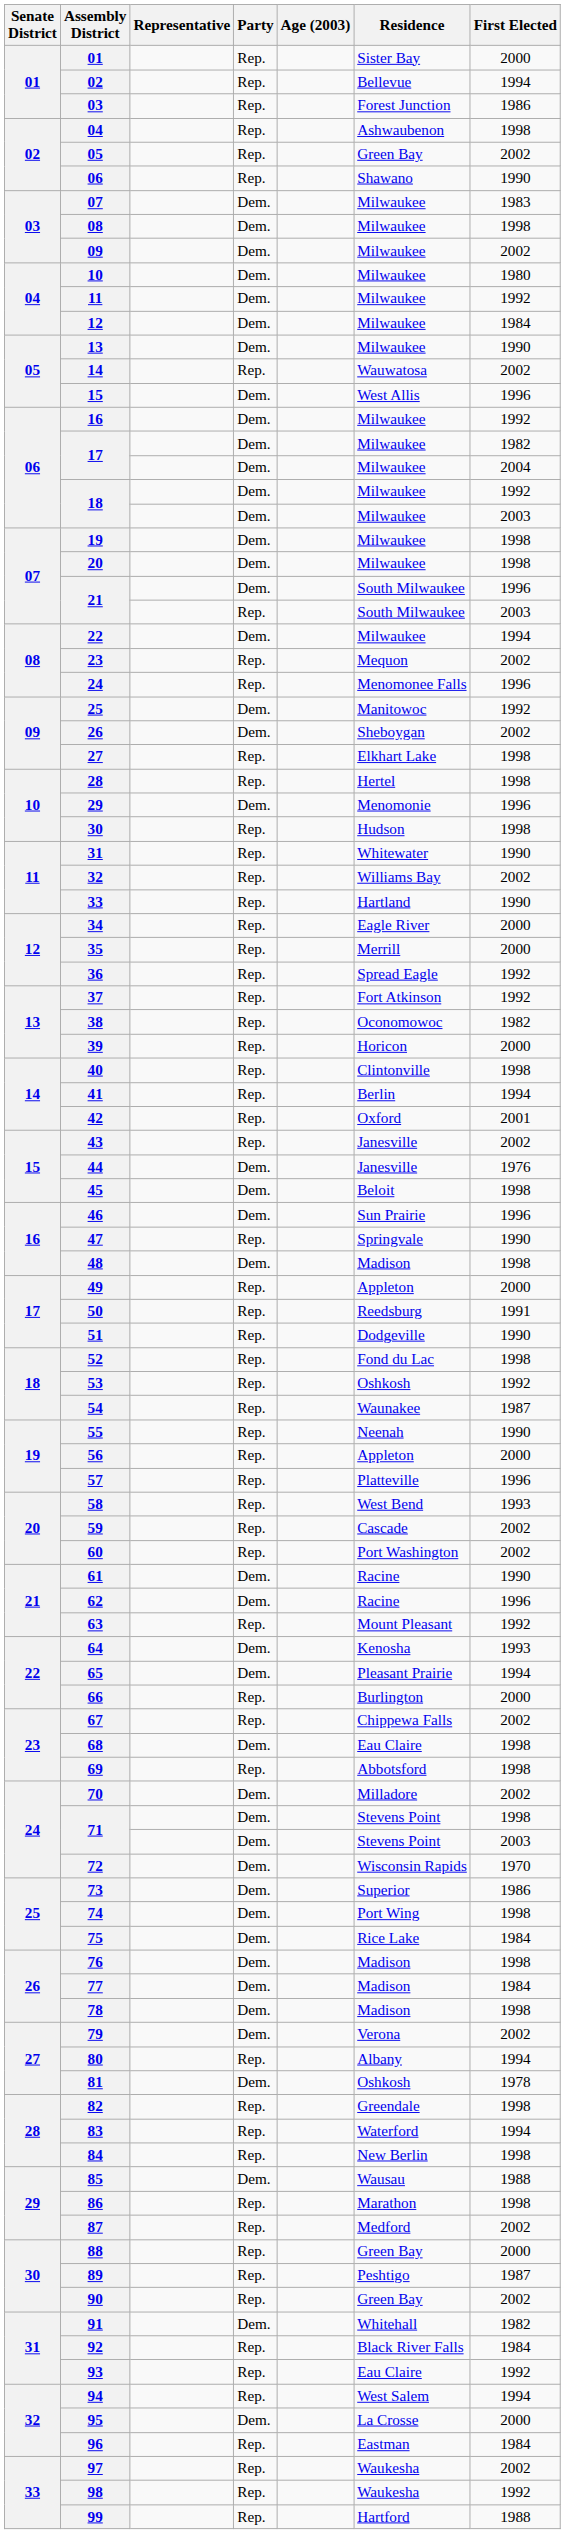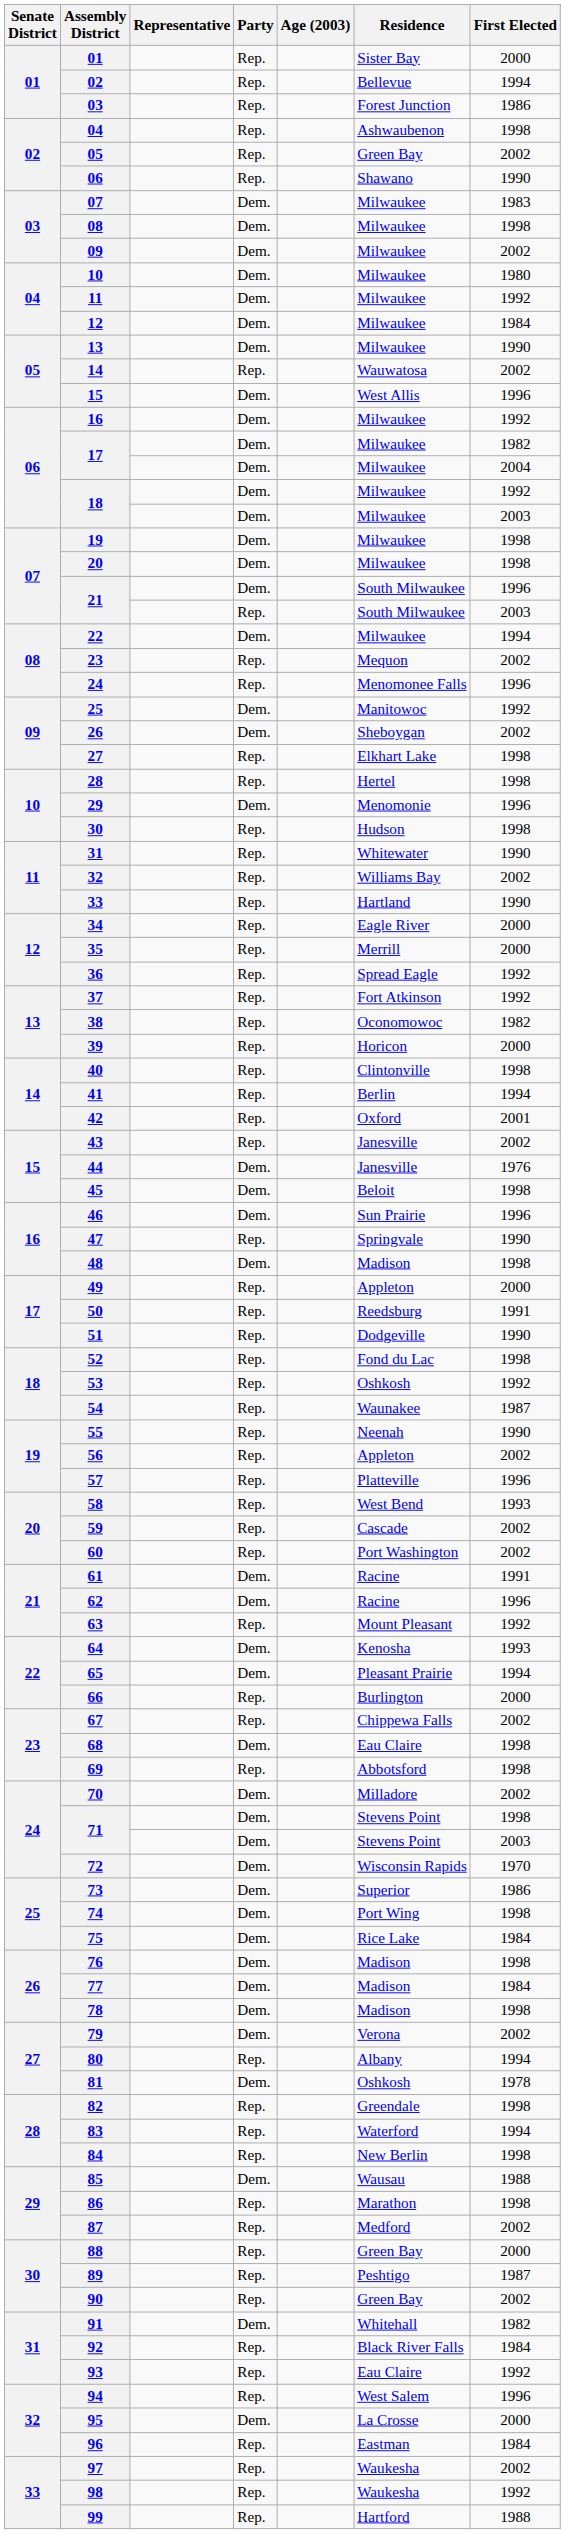(515, 1455) 2000 -> (515, 1455) 2002
(515, 1576) 1990 -> (515, 1576) 1991
(515, 2396) 1994 -> (515, 2396) 1996
